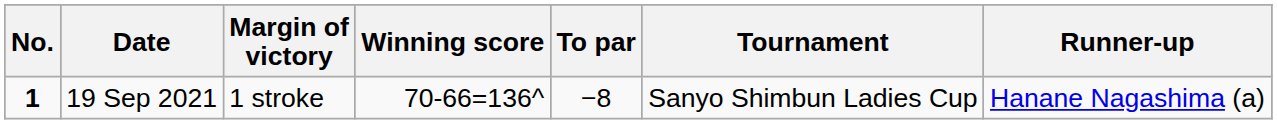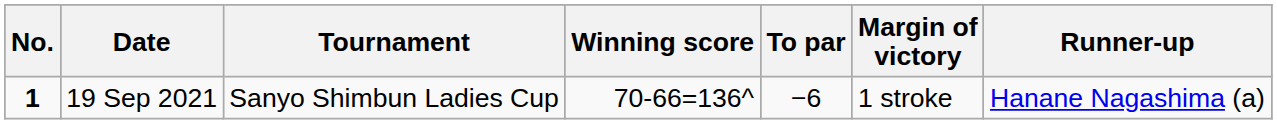columns swapped: (813, 41) <-> (289, 41)
(596, 98) −8 -> (806, 98) −6
